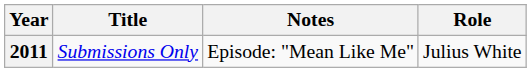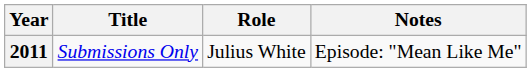columns swapped: (472, 20) <-> (311, 20)
